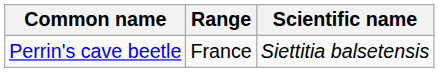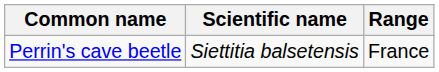columns swapped: (345, 20) <-> (221, 20)
